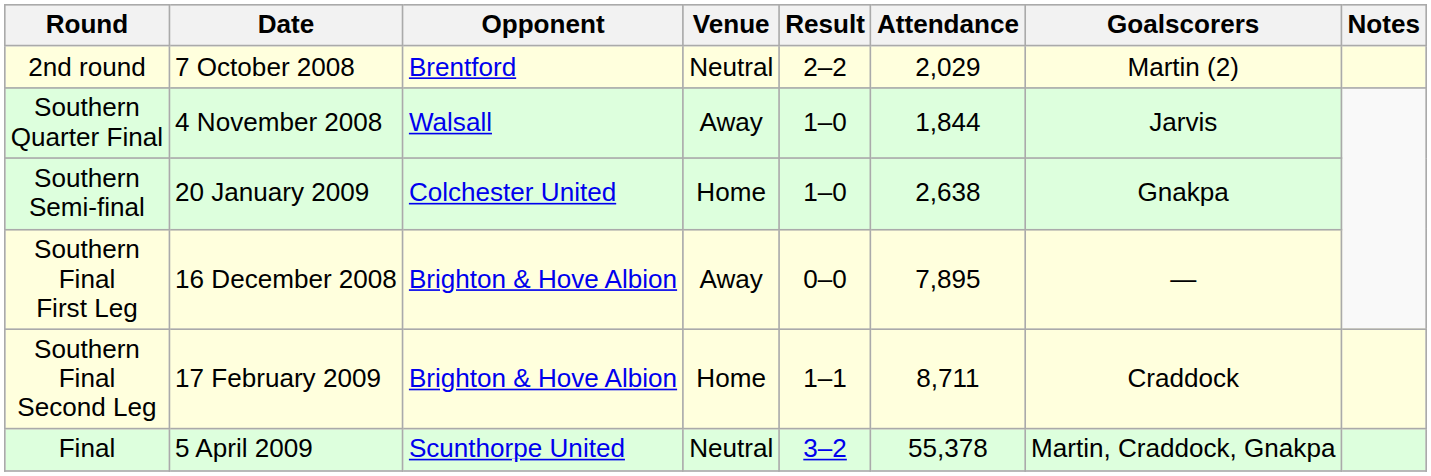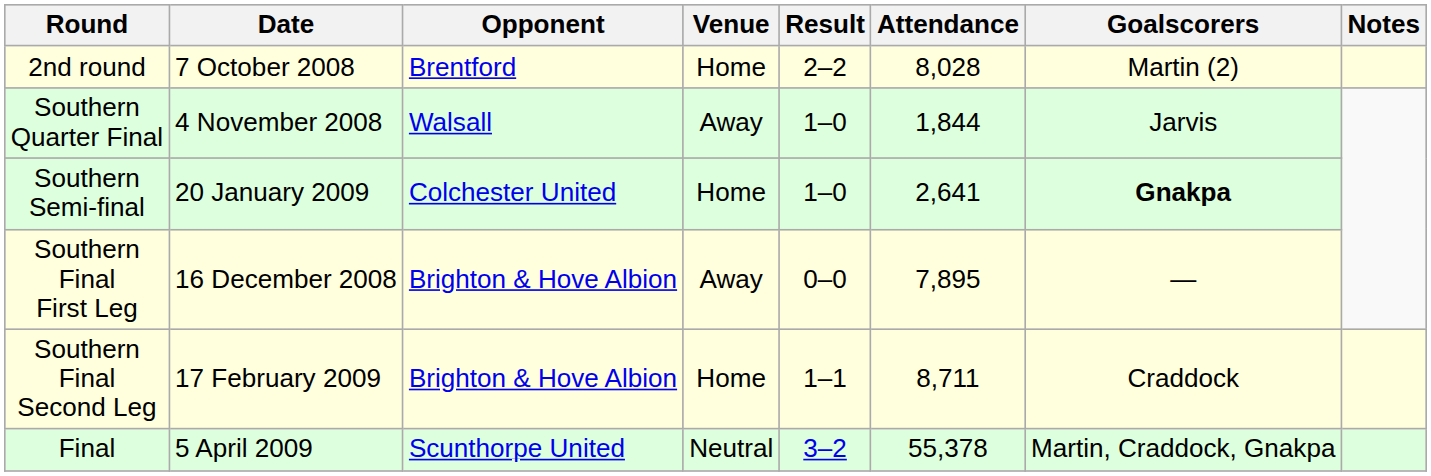(731, 66) Neutral -> (731, 66) Home
(948, 66) 2,029 -> (948, 66) 8,028
(948, 193) 2,638 -> (948, 193) 2,641
(1183, 193) normal -> (1183, 193) bold
